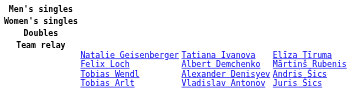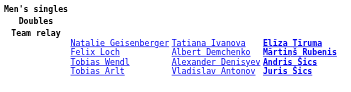- row: (41, 22)
(310, 69) normal -> (300, 57) bold
